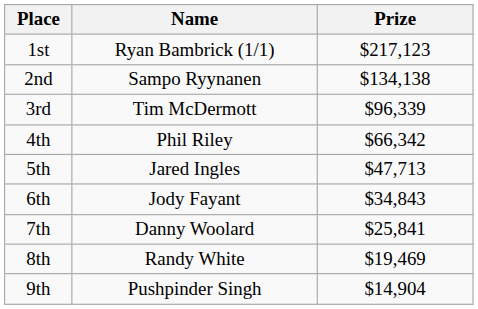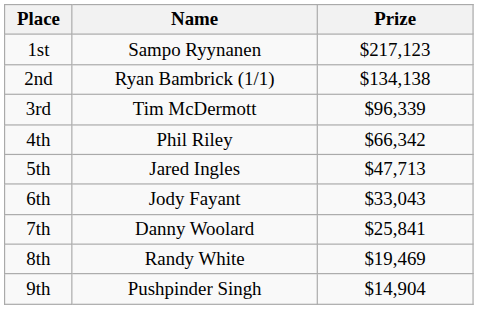(195, 49) Ryan Bambrick (1/1) -> (195, 49) Sampo Ryynanen
(195, 79) Sampo Ryynanen -> (195, 79) Ryan Bambrick (1/1)
(395, 199) $34,843 -> (395, 199) $33,043
